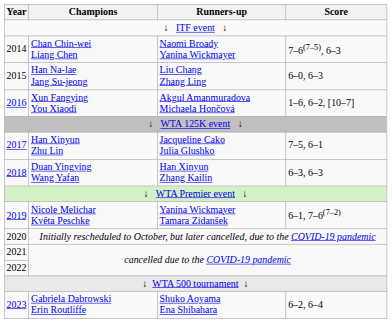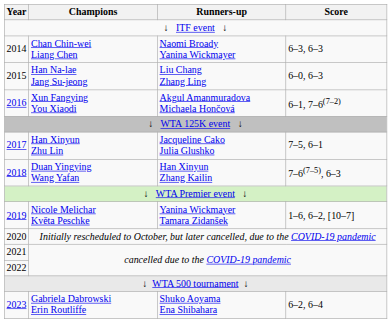(314, 49) 7–6(7–5), 6–3 -> (306, 49) 6–3, 6–3
(321, 103) 1–6, 6–2, [10–7] -> (314, 103) 6–1, 7–6(7–2)
(306, 172) 6–3, 6–3 -> (314, 172) 7–6(7–5), 6–3
(314, 215) 6–1, 7–6(7–2) -> (321, 215) 1–6, 6–2, [10–7]
